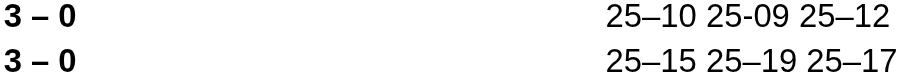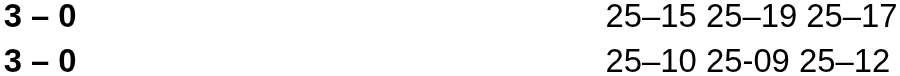rows swapped: (748, 15) <-> (752, 61)
